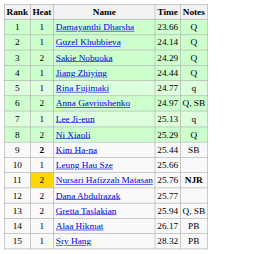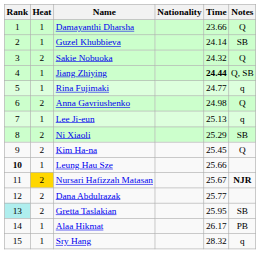+ column: (179, 12)
(194, 42) Q -> (242, 42) SB
(168, 58) 24.29 -> (216, 58) 24.32
(168, 73) normal -> (216, 73) bold
(194, 73) Q -> (242, 73) Q, SB
(168, 104) 24.97 -> (216, 104) 24.98
(194, 104) Q, SB -> (242, 104) Q
(194, 134) Q -> (242, 134) SB
(42, 149) bold -> (42, 149) normal
(168, 149) 25.44 -> (216, 149) 25.45
(194, 149) SB -> (242, 149) Q
(17, 165) normal -> (17, 165) bold
(168, 180) 25.76 -> (216, 180) 25.67
(17, 211) no background -> (17, 211) paleturquoise background
(168, 211) 25.94 -> (216, 211) 25.95
(194, 211) Q, SB -> (242, 211) SB
(194, 241) PB -> (242, 241) q
